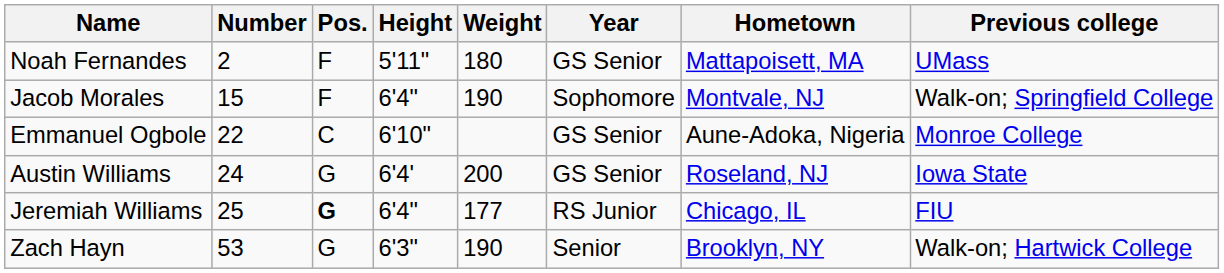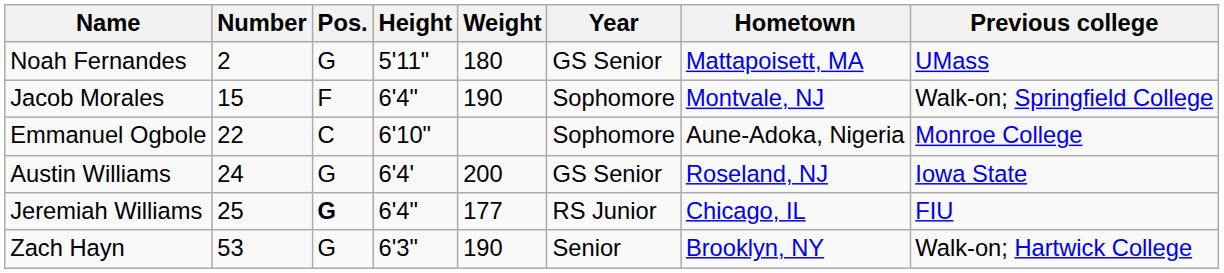(325, 60) F -> (327, 60) G
(607, 135) GS Senior -> (614, 135) Sophomore
